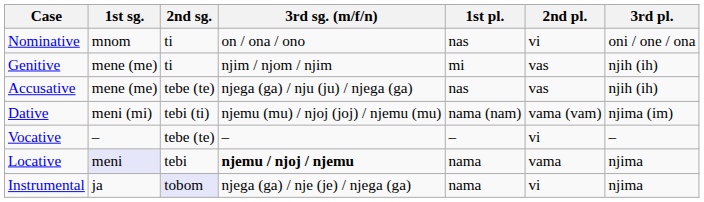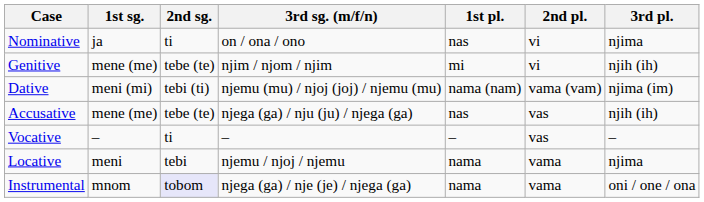(111, 40) mnom -> (97, 40) ja
(652, 40) oni / one / ona -> (626, 40) njima
(168, 64) ti -> (189, 64) tebe (te)
(539, 64) vas -> (534, 64) vi
rows swapped: (28, 112) <-> (42, 88)
(189, 137) tebe (te) -> (168, 137) ti
(534, 137) vi -> (539, 137) vas
(107, 161) lavender background -> (107, 161) no background
(288, 161) bold -> (283, 161) normal
(97, 185) ja -> (111, 185) mnom
(534, 185) vi -> (545, 185) vama
(626, 185) njima -> (652, 185) oni / one / ona
